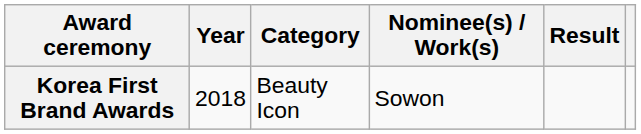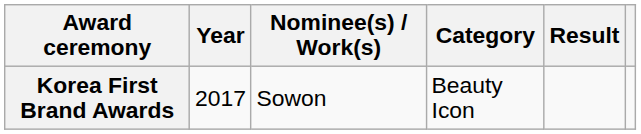columns swapped: (310, 35) <-> (457, 35)
(221, 97) 2018 -> (221, 97) 2017
